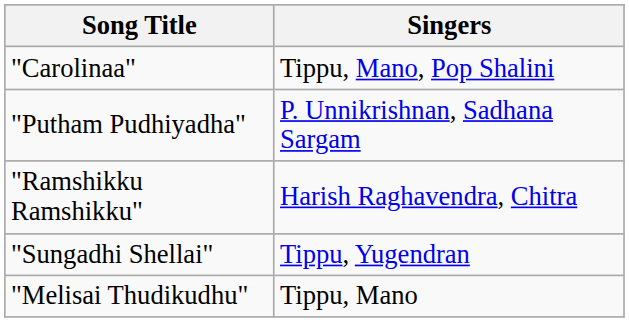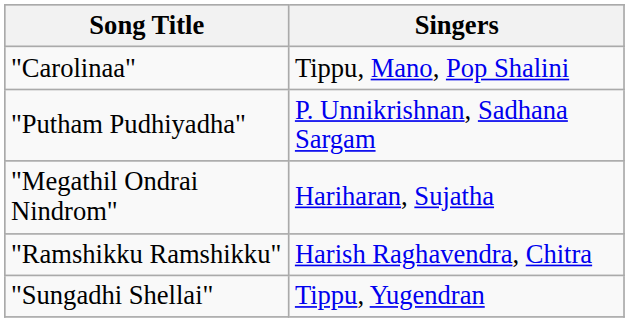+ row: (105, 196)
- row: (130, 295)
